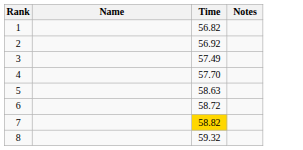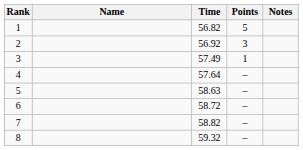+ column: (245, 12)
(209, 75) 57.70 -> (209, 75) 57.64
(209, 122) gold background -> (209, 122) no background
